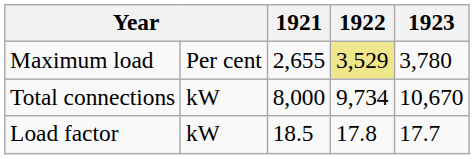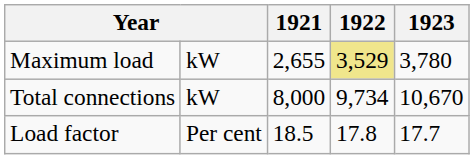(224, 60) Per cent -> (203, 60) kW
(203, 134) kW -> (224, 134) Per cent
